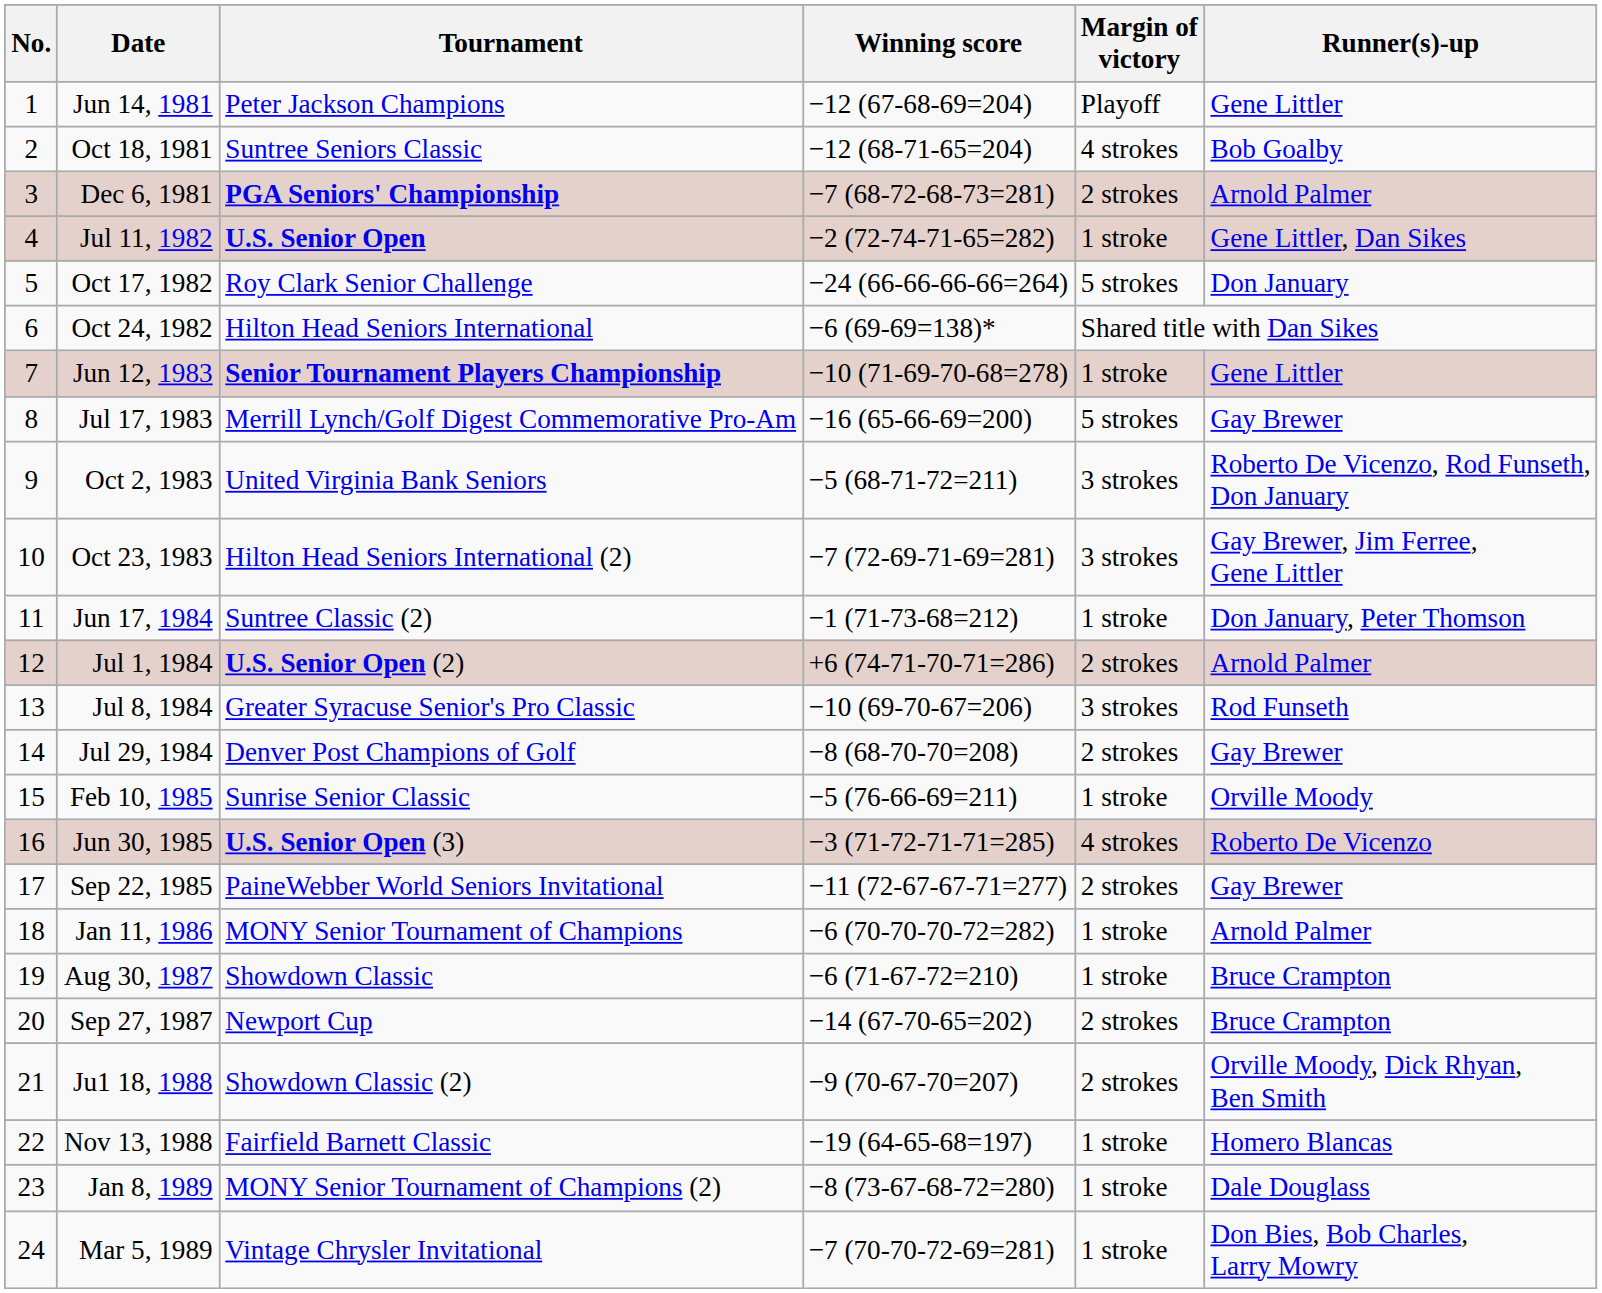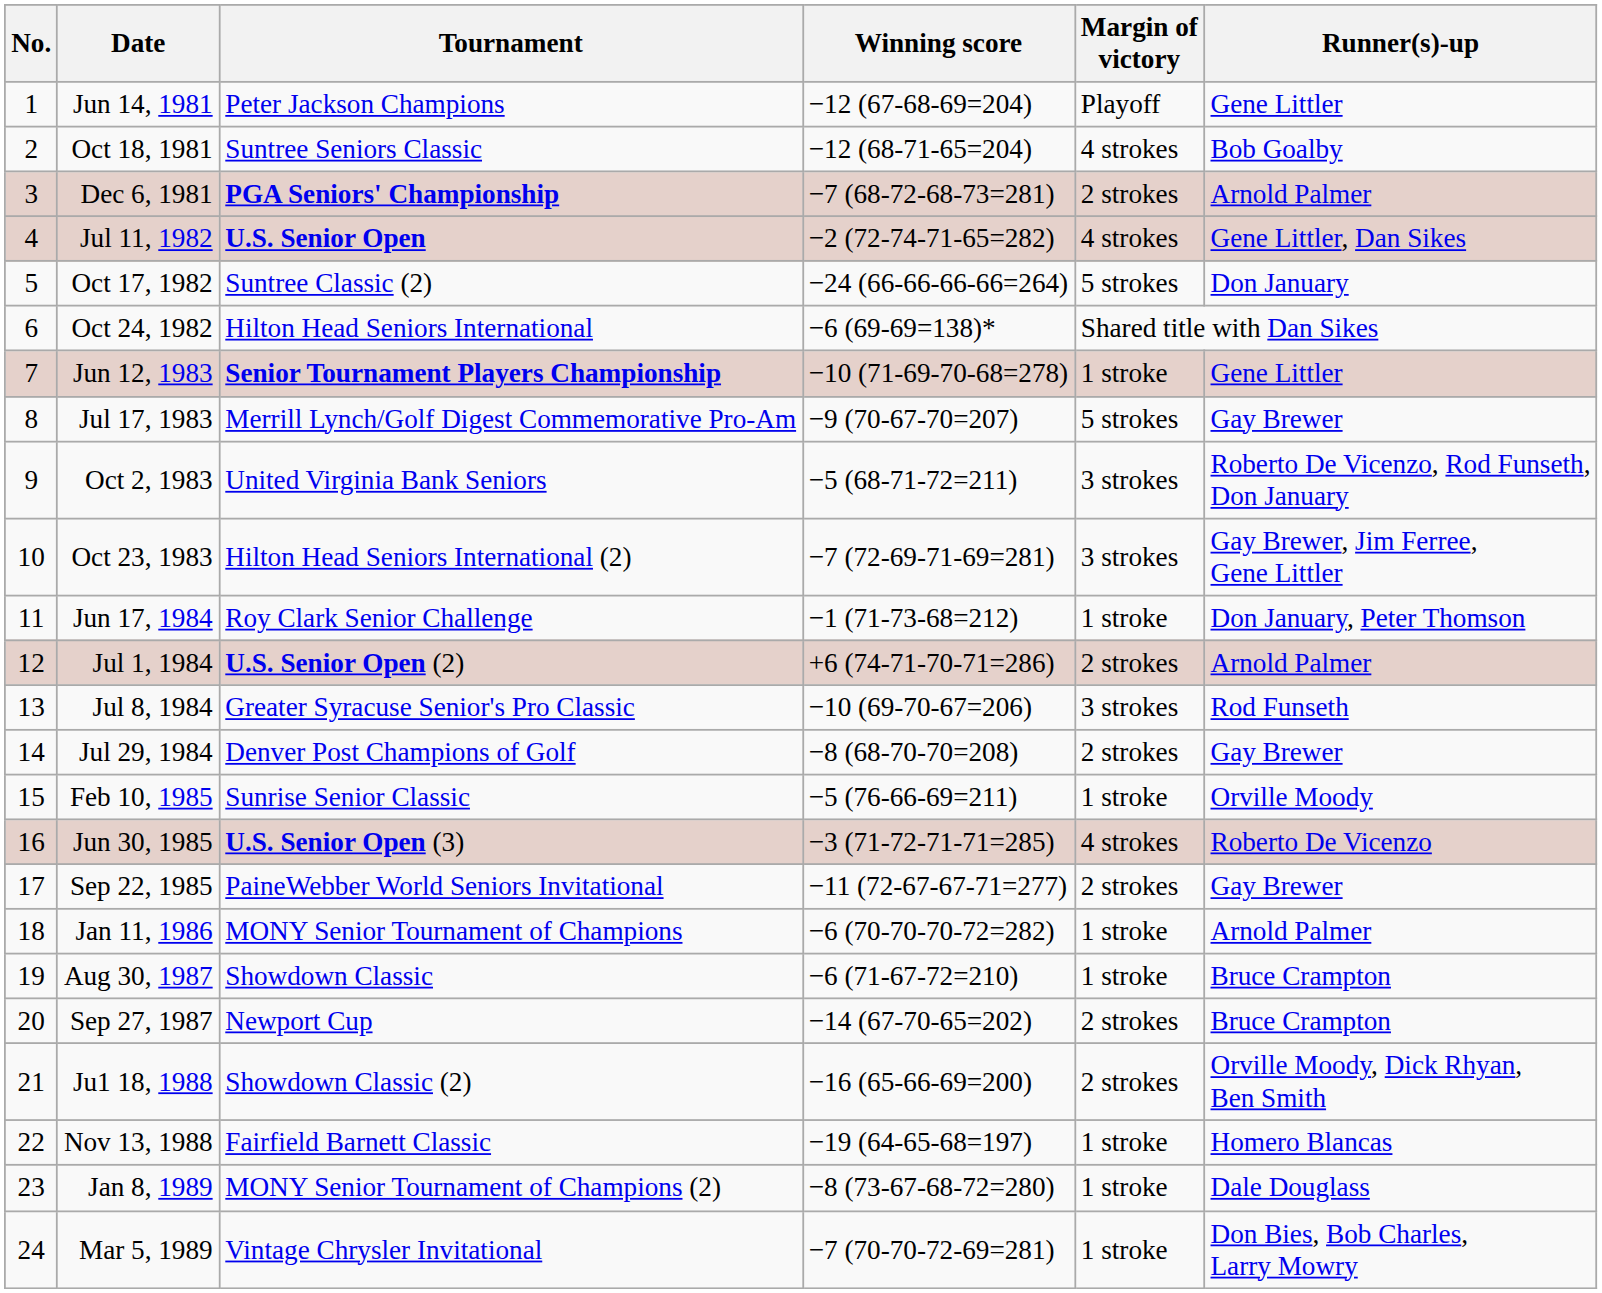(1124, 238) 1 stroke -> (1130, 238) 4 strokes
(379, 283) Roy Clark Senior Challenge -> (329, 283) Suntree Classic (2)
(920, 418) −16 (65-66-69=200) -> (914, 418) −9 (70-67-70=207)
(329, 617) Suntree Classic (2) -> (379, 617) Roy Clark Senior Challenge
(914, 1081) −9 (70-67-70=207) -> (920, 1081) −16 (65-66-69=200)
